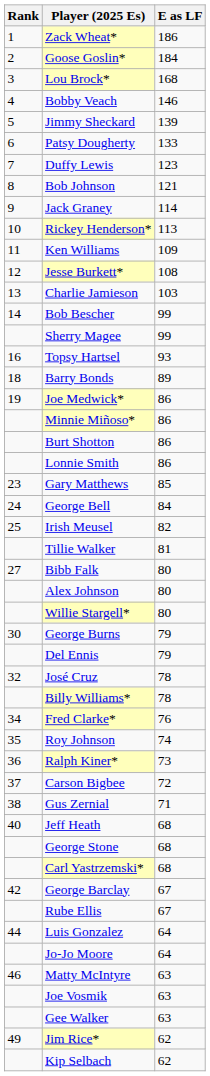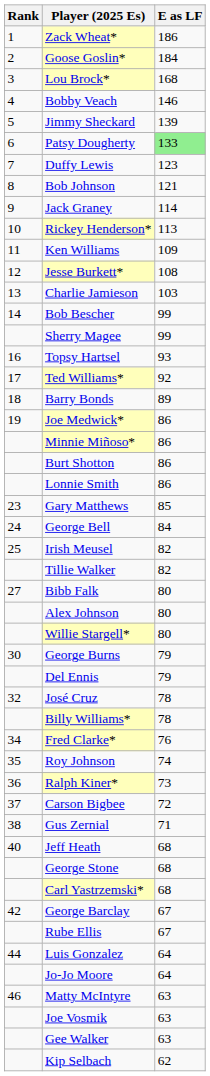(168, 143) no background -> (168, 143) lightgreen background
+ row: (84, 377)
(164, 548) 81 -> (164, 569) 82
- row: (72, 1038)
